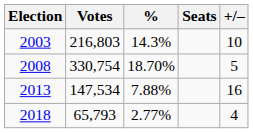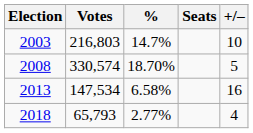(151, 41) 14.3% -> (151, 41) 14.7%
(95, 66) 330,754 -> (95, 66) 330,574
(151, 90) 7.88% -> (151, 90) 6.58%
